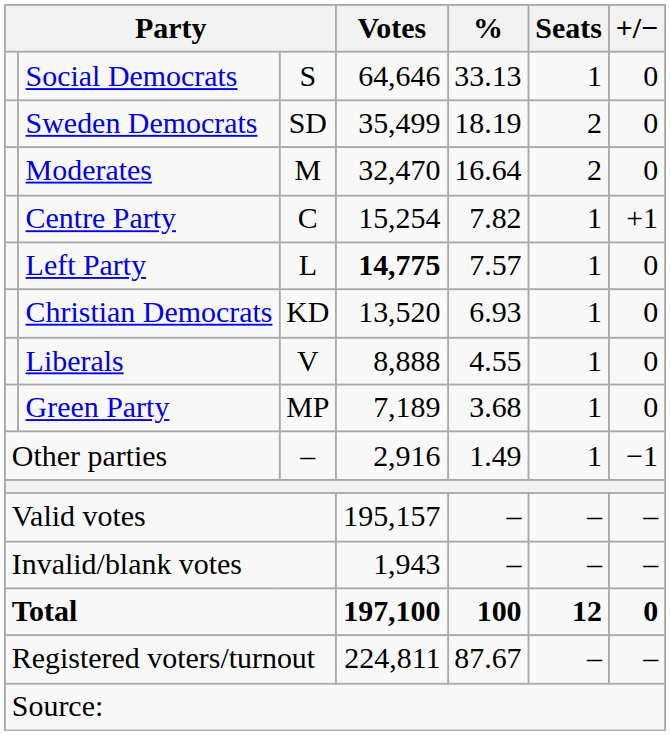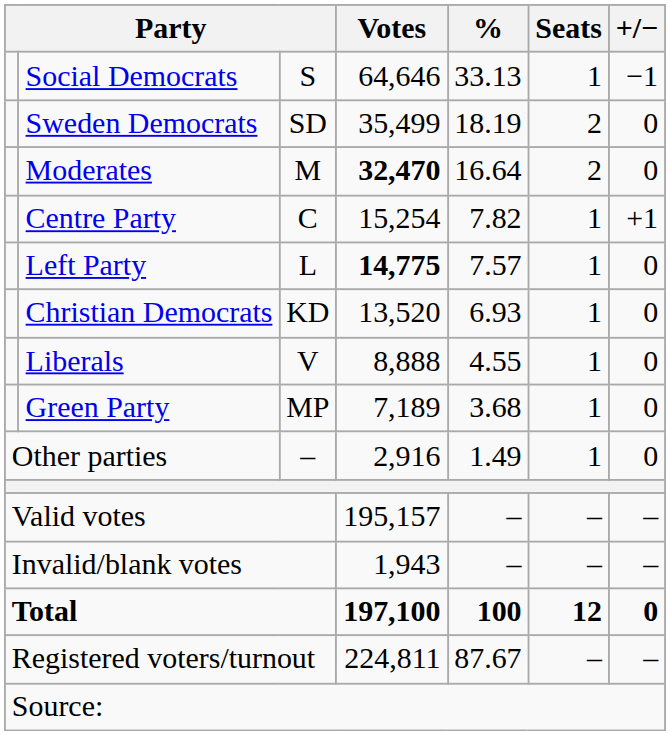(651, 75) 0 -> (642, 75) −1
(399, 170) normal -> (399, 170) bold
(642, 455) −1 -> (651, 455) 0
